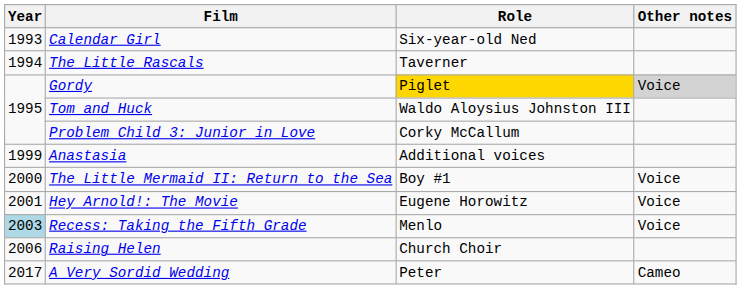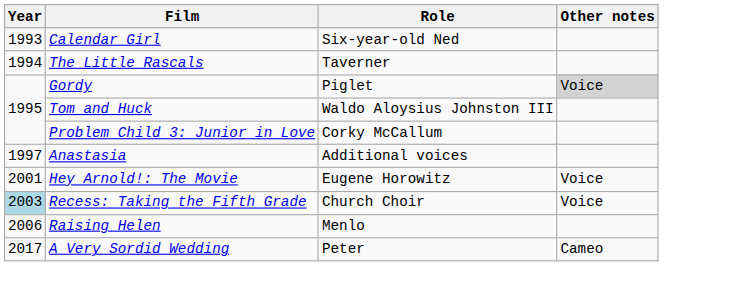(425, 86) gold background -> (348, 86) no background
(25, 156) 1999 -> (25, 156) 1997
- row: (221, 179)
(421, 226) Menlo -> (373, 203) Church Choir
(451, 249) Church Choir -> (343, 226) Menlo
